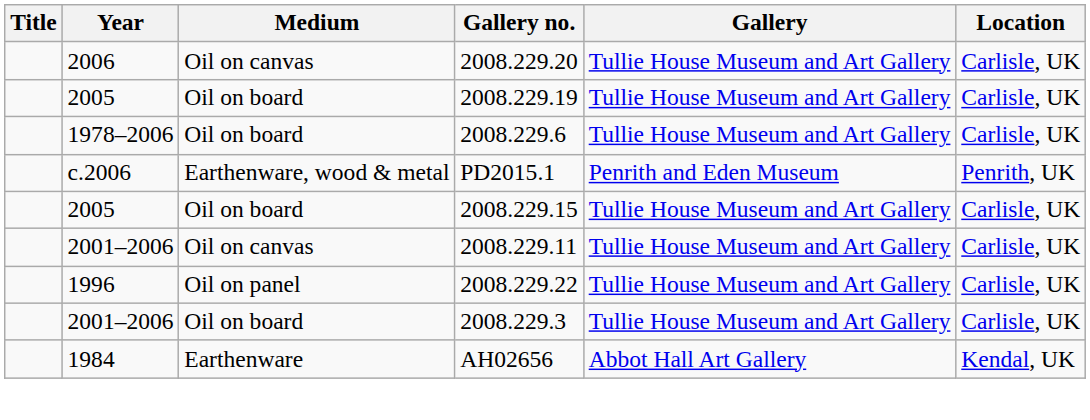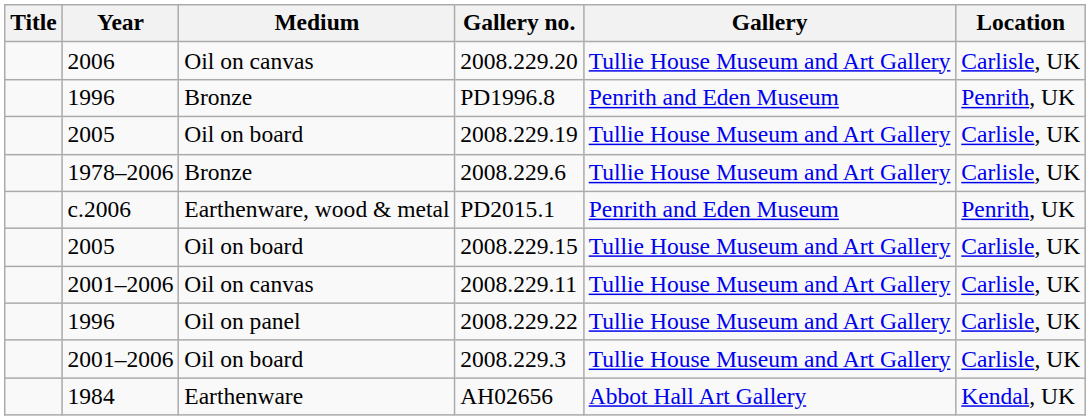+ row: (508, 97)
(244, 135) Oil on board -> (218, 172) Bronze
